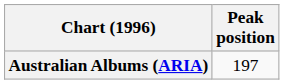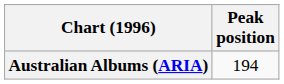(245, 65) 197 -> (245, 65) 194
